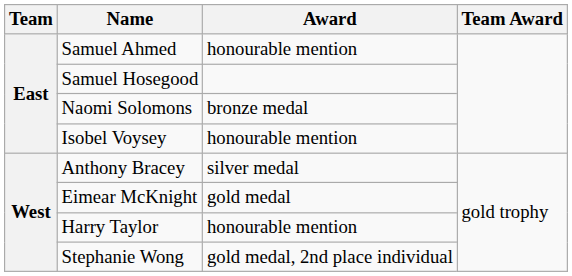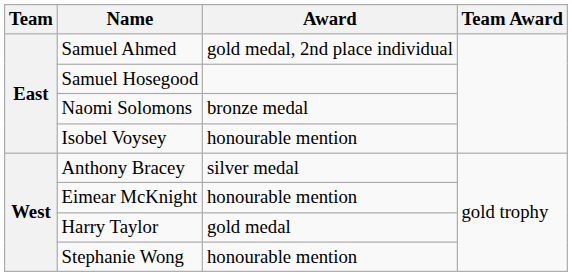(282, 49) honourable mention -> (330, 49) gold medal, 2nd place individual
(249, 197) gold medal -> (282, 197) honourable mention
(282, 227) honourable mention -> (249, 227) gold medal
(330, 256) gold medal, 2nd place individual -> (282, 256) honourable mention
